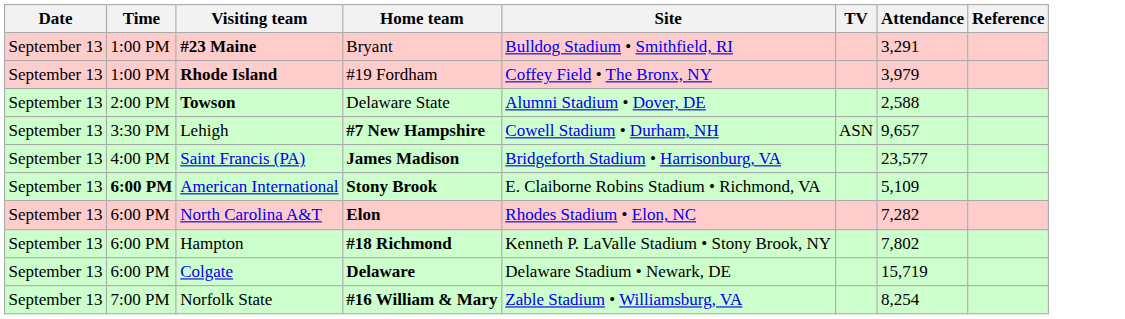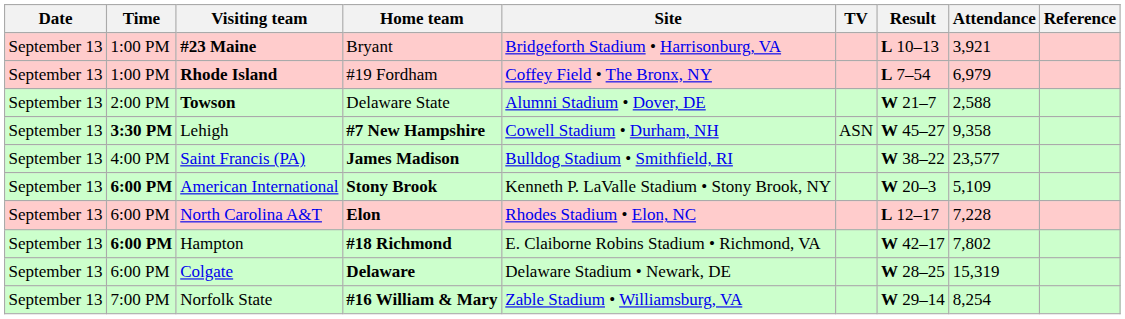+ column: (913, 18)
(619, 46) Bulldog Stadium • Smithfield, RI -> (643, 46) Bridgeforth Stadium • Harrisonburg, VA
(900, 46) 3,291 -> (972, 46) 3,921
(900, 74) 3,979 -> (972, 74) 6,979
(140, 131) normal -> (141, 131) bold
(900, 131) 9,657 -> (972, 131) 9,358
(643, 159) Bridgeforth Stadium • Harrisonburg, VA -> (619, 159) Bulldog Stadium • Smithfield, RI
(663, 187) E. Claiborne Robins Stadium • Richmond, VA -> (668, 187) Kenneth P. LaValle Stadium • Stony Brook, NY
(900, 215) 7,282 -> (972, 215) 7,228
(140, 243) normal -> (141, 243) bold
(668, 243) Kenneth P. LaValle Stadium • Stony Brook, NY -> (663, 243) E. Claiborne Robins Stadium • Richmond, VA
(904, 271) 15,719 -> (976, 271) 15,319
